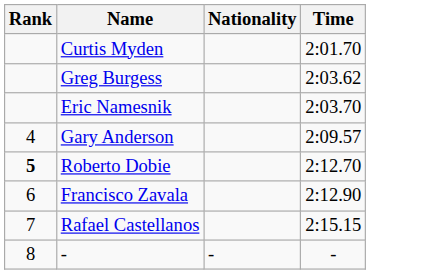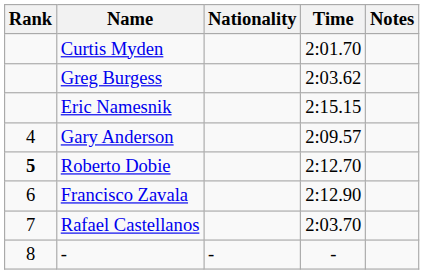+ column: (392, 19)
(333, 107) 2:03.70 -> (333, 107) 2:15.15
(333, 225) 2:15.15 -> (333, 225) 2:03.70
